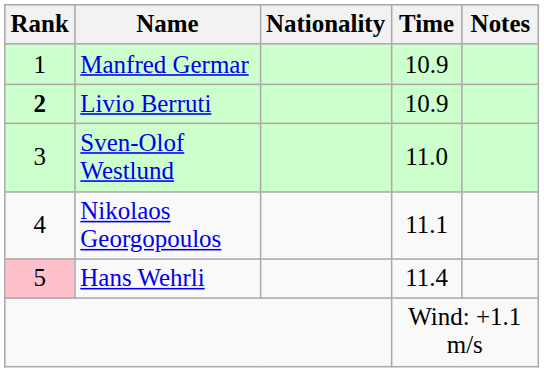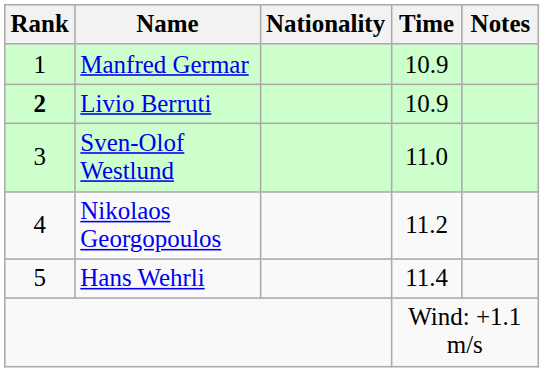(427, 224) 11.1 -> (427, 224) 11.2
(40, 278) pink background -> (40, 278) no background
